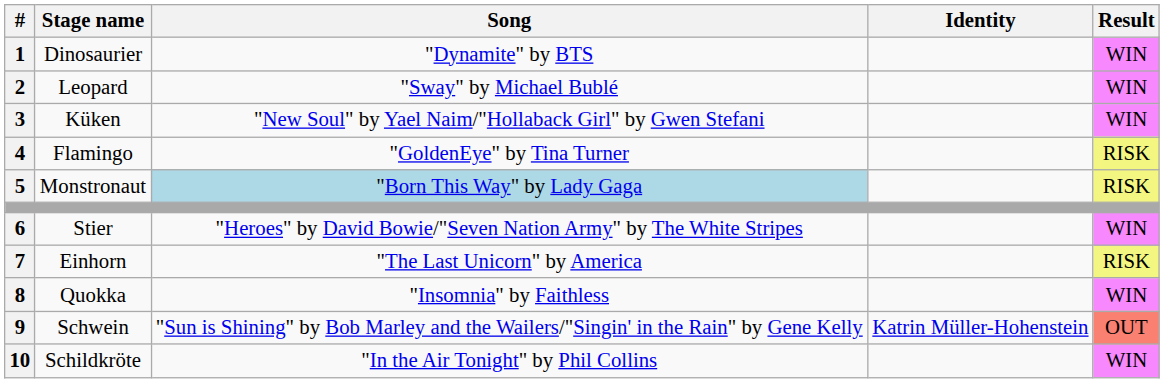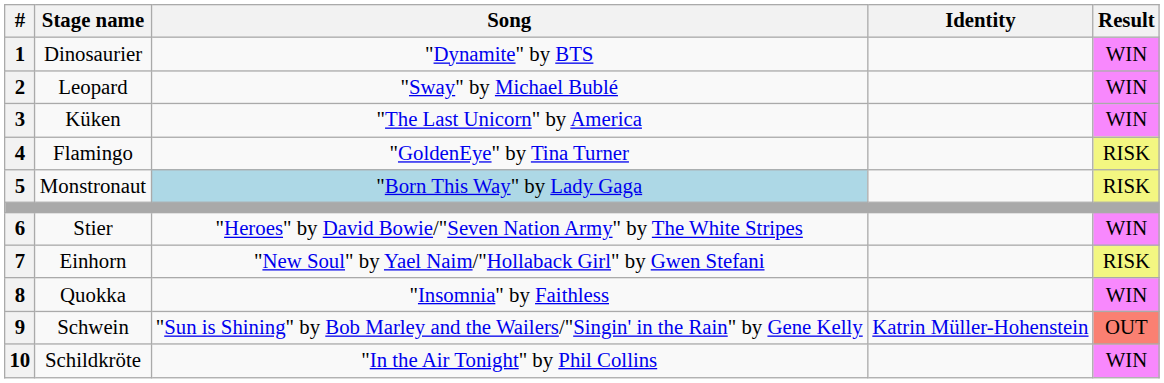(509, 119) "New Soul" by Yael Naim/"Hollaback Girl" by Gwen Stefani -> (509, 119) "The Last Unicorn" by America
(509, 261) "The Last Unicorn" by America -> (509, 261) "New Soul" by Yael Naim/"Hollaback Girl" by Gwen Stefani
